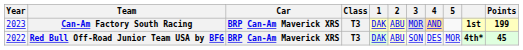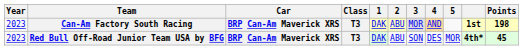(502, 24) 199 -> (502, 24) 198
(16, 38) 2022 -> (16, 38) 2023
(397, 38) lightyellow background -> (397, 38) no background
